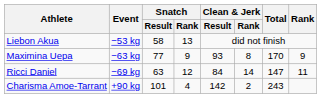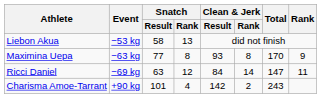(187, 56) 9 -> (187, 56) 8
